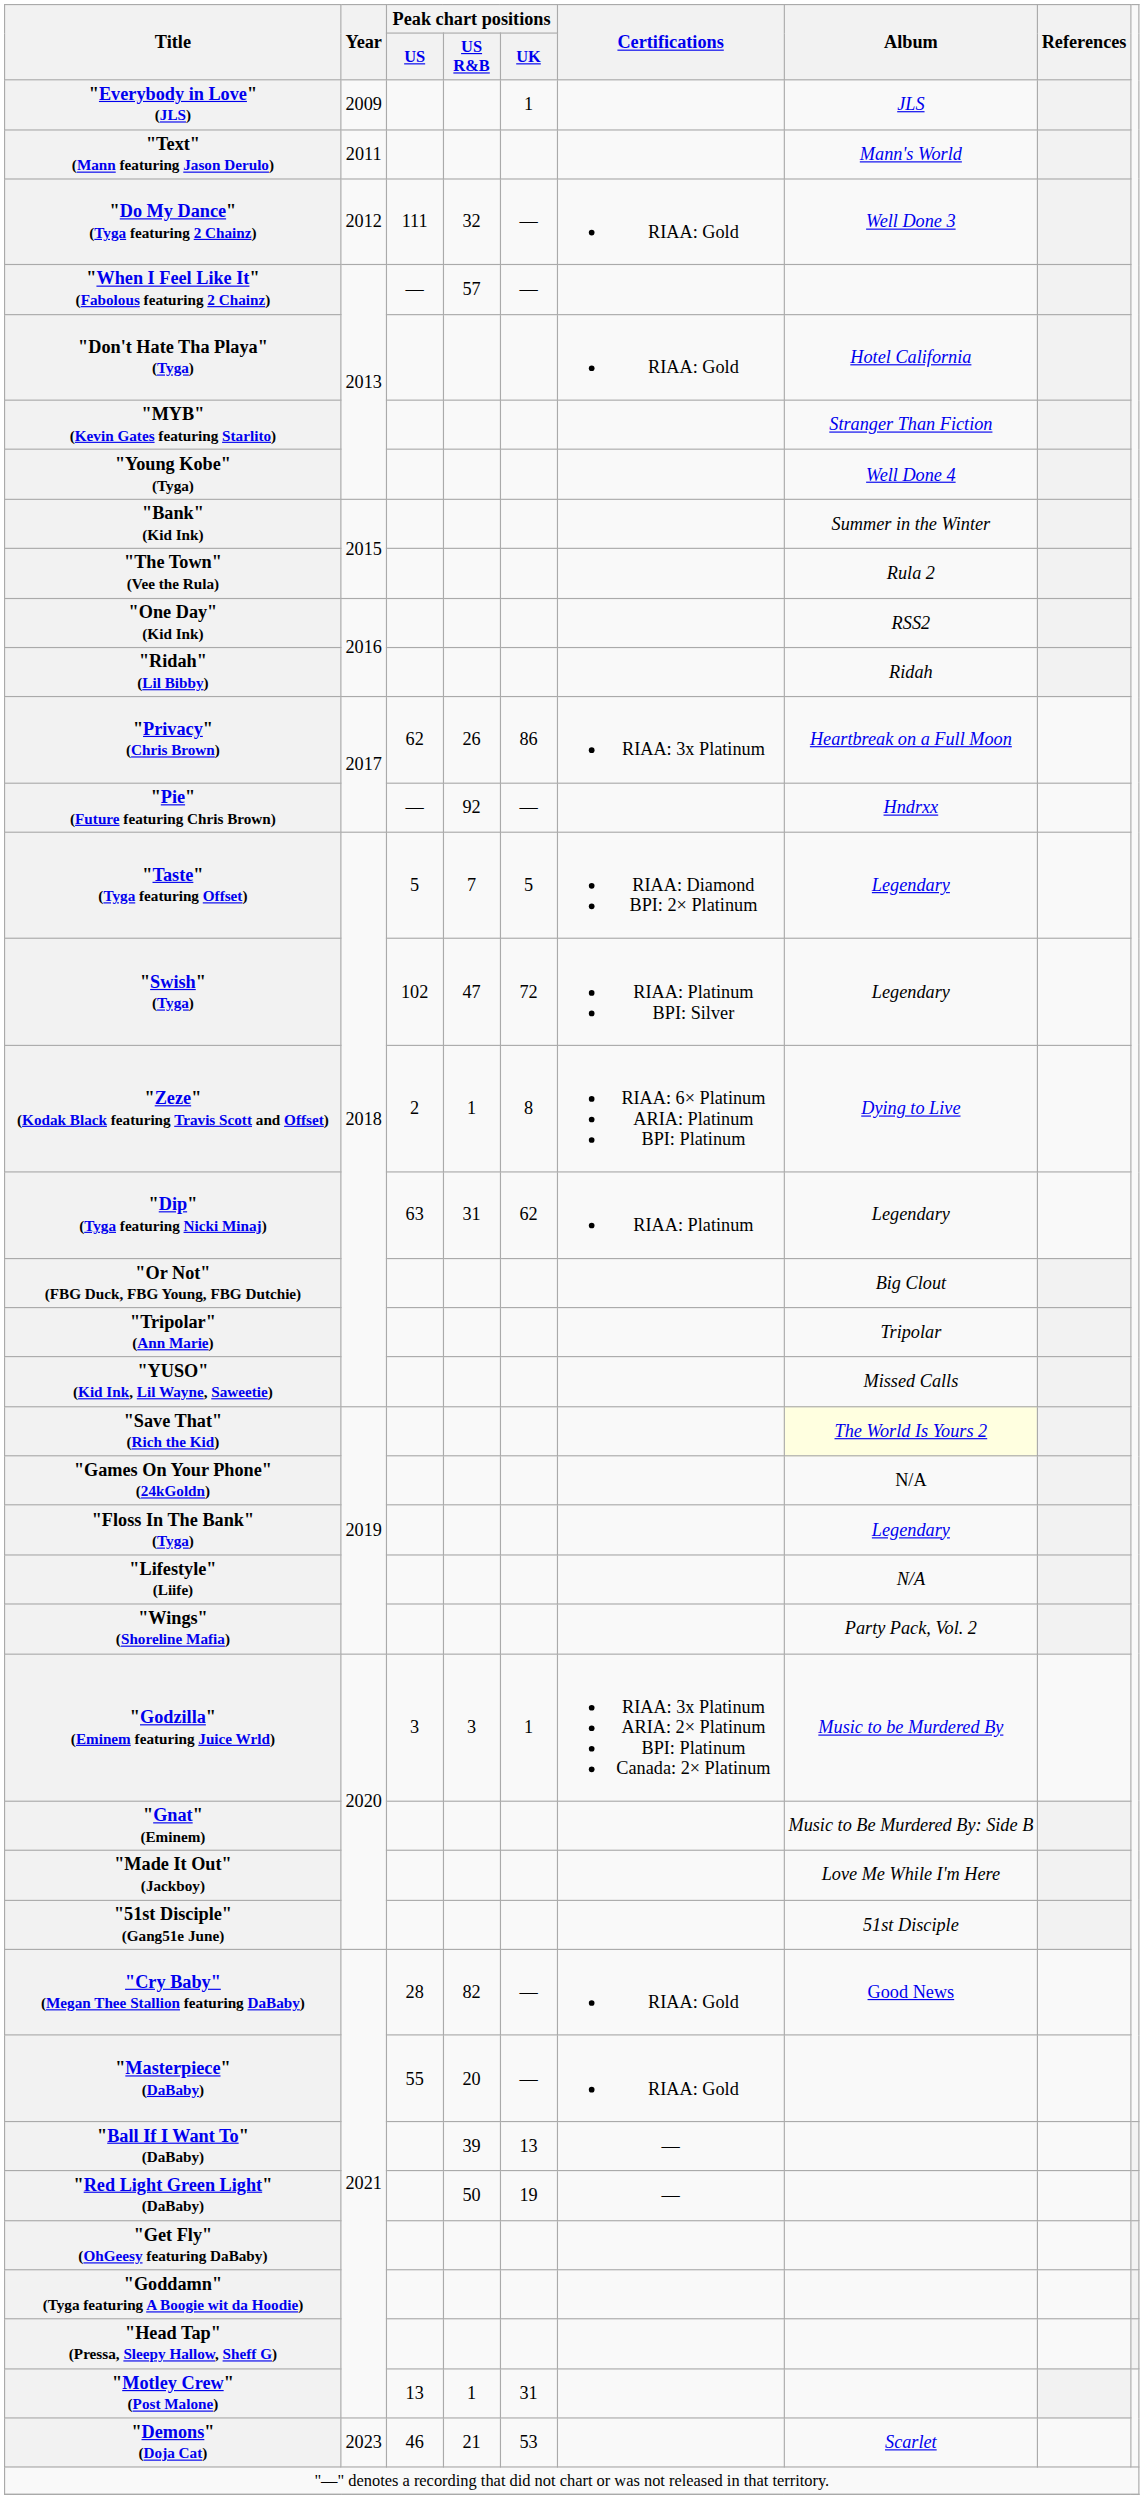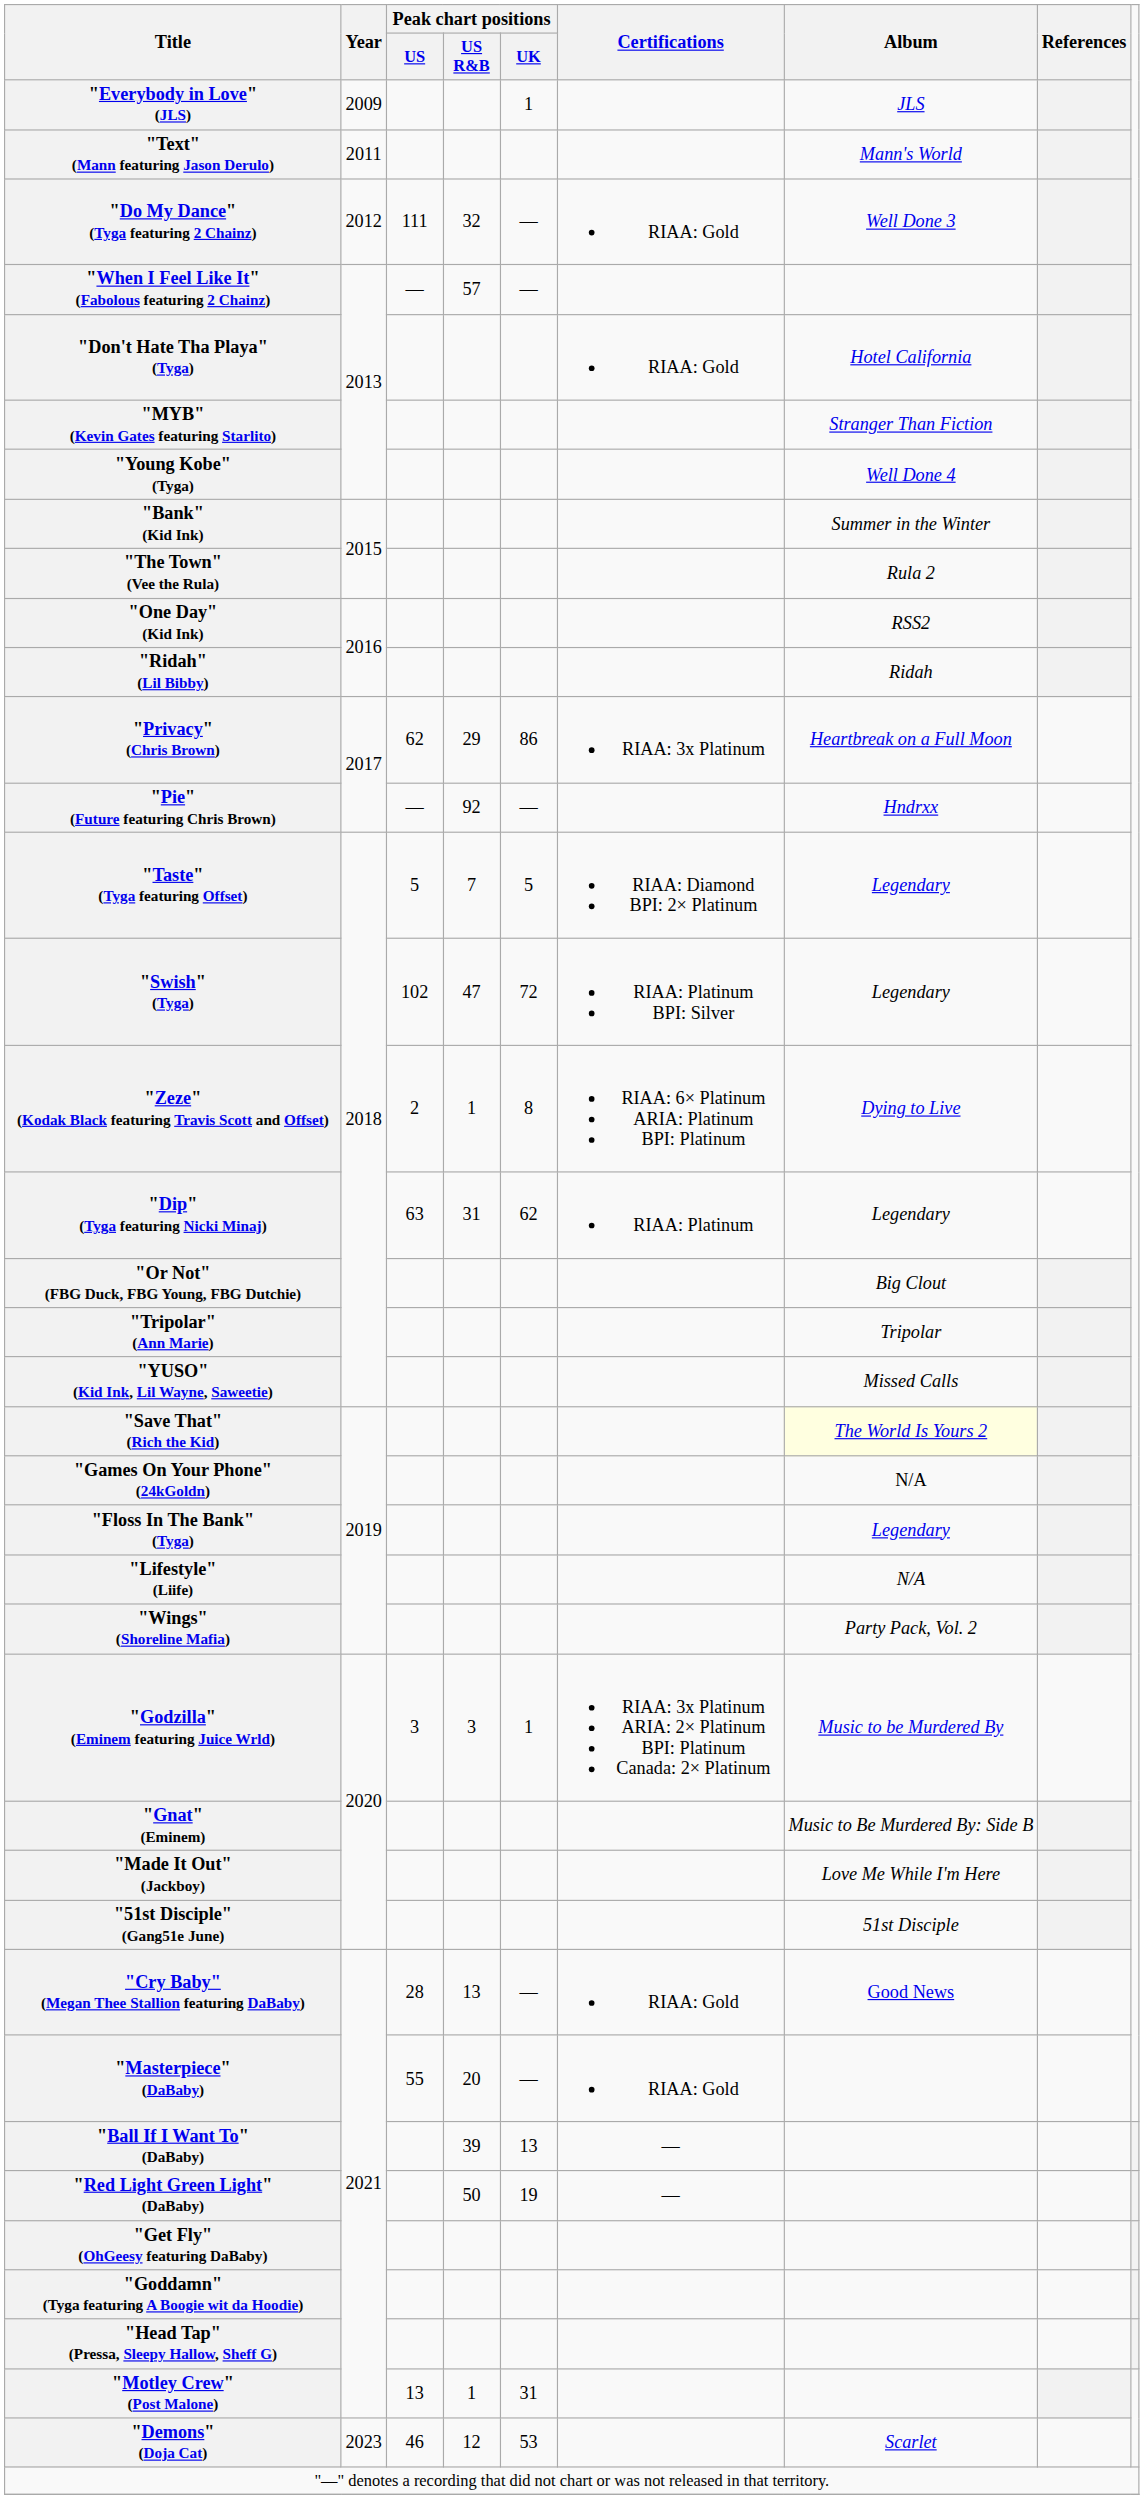(472, 739) 26 -> (472, 739) 29
(472, 1992) 82 -> (472, 1992) 13
(472, 2442) 21 -> (472, 2442) 12
